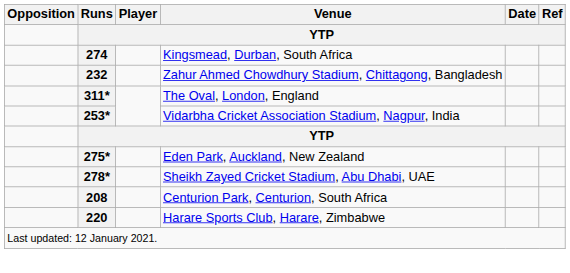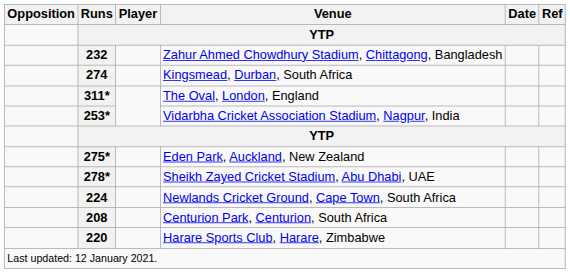rows swapped: (97, 55) <-> (97, 75)
+ row: (97, 197)
